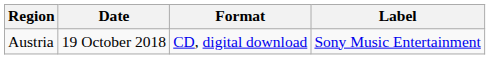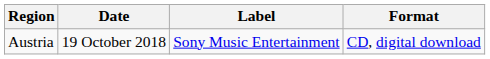columns swapped: (398, 16) <-> (240, 16)
